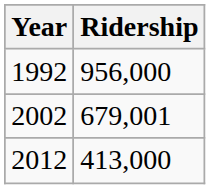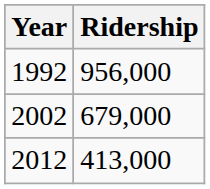(126, 115) 679,001 -> (126, 115) 679,000
